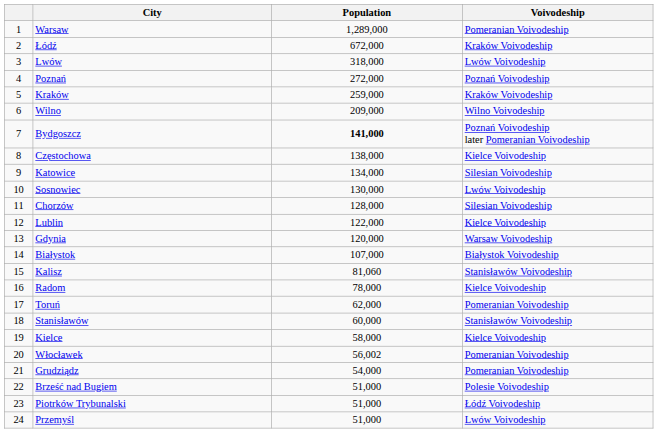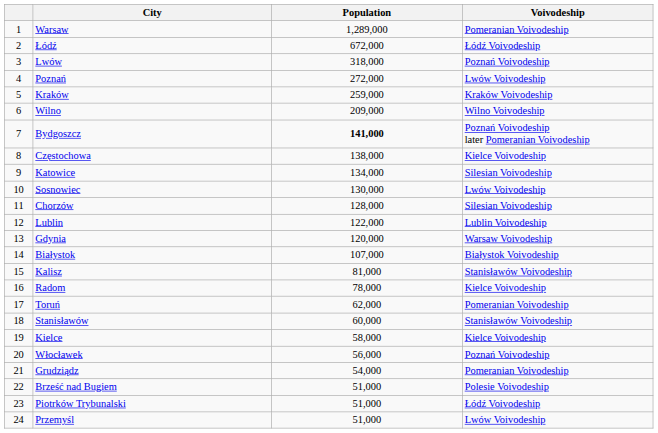(509, 45) Kraków Voivodeship -> (502, 45) Łódź Voivodeship
(505, 62) Lwów Voivodeship -> (507, 62) Poznań Voivodeship
(507, 78) Poznań Voivodeship -> (505, 78) Lwów Voivodeship
(505, 222) Kielce Voivodeship -> (506, 222) Lublin Voivodeship
(367, 271) 81,060 -> (367, 271) 81,000
(367, 354) 56,002 -> (367, 354) 56,000
(517, 354) Pomeranian Voivodeship -> (507, 354) Poznań Voivodeship
